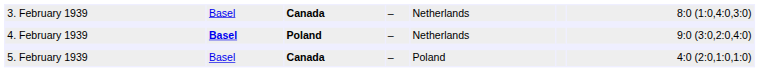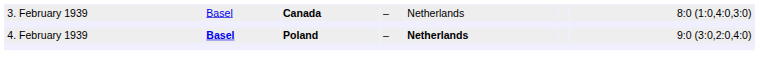(441, 35) normal -> (438, 35) bold
- row: (48, 58)
